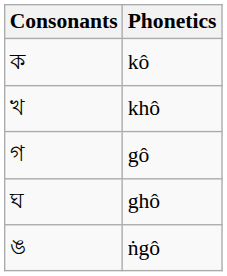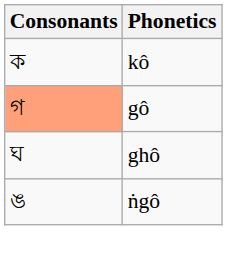- row: (144, 108)
(16, 154) no background -> (16, 107) lightsalmon background
